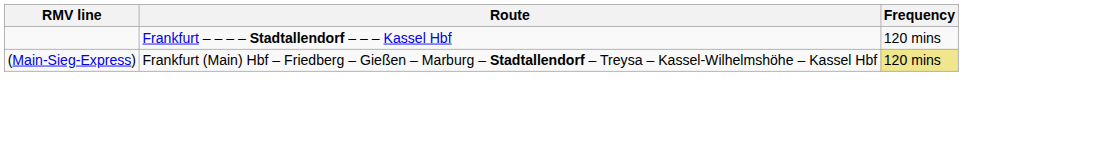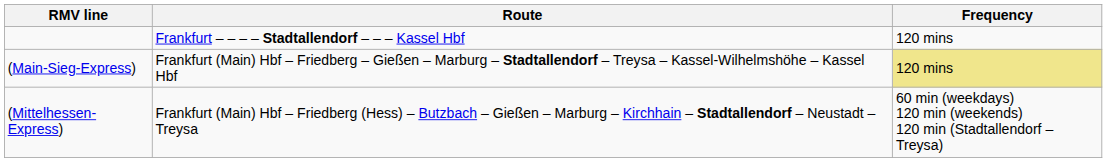+ row: (52, 122)
